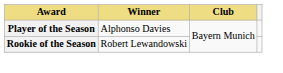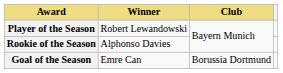(135, 28) Alphonso Davies -> (144, 28) Robert Lewandowski
(144, 44) Robert Lewandowski -> (135, 44) Alphonso Davies
+ row: (51, 60)
